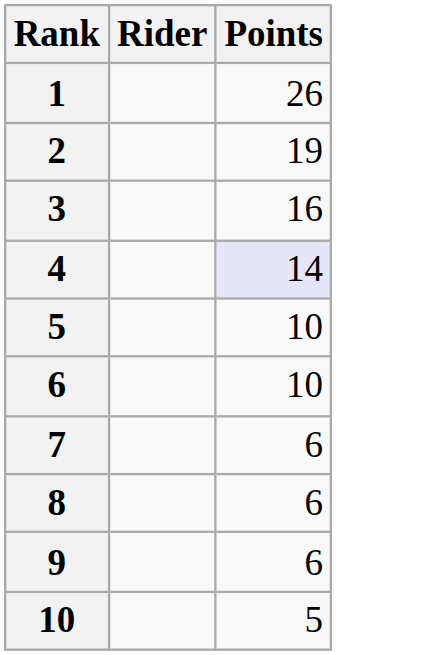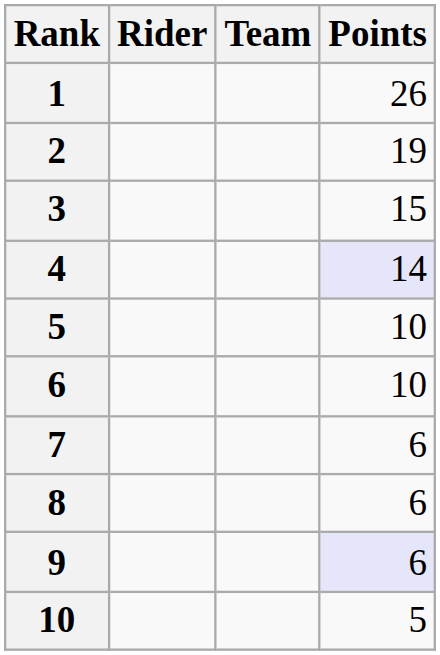+ column: (268, 33)
(304, 209) 16 -> (408, 209) 15
(314, 561) no background -> (418, 561) lavender background
